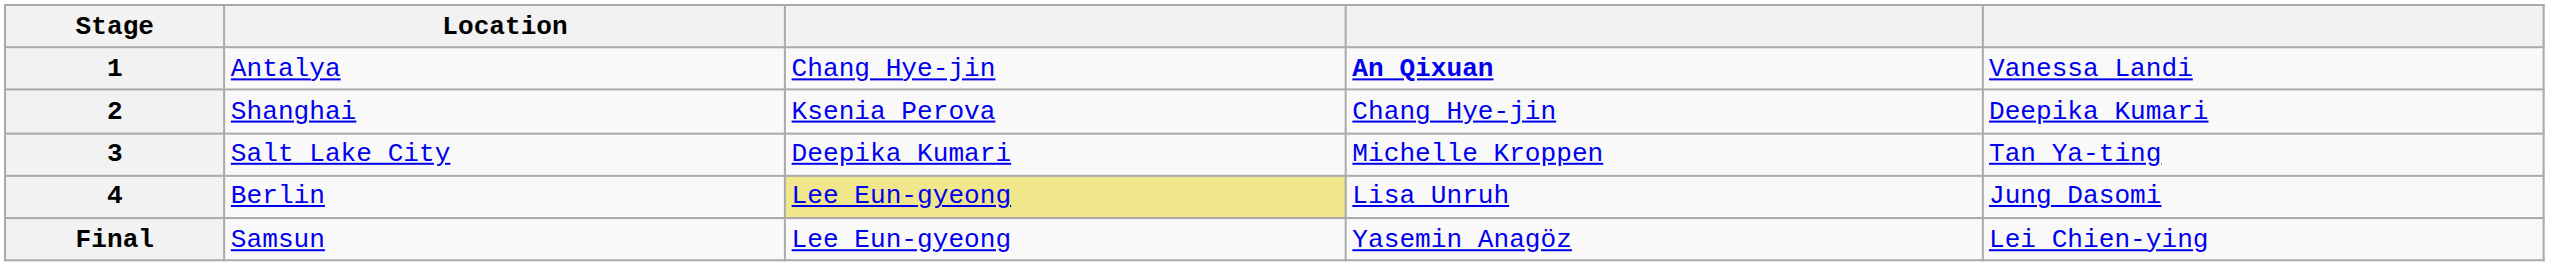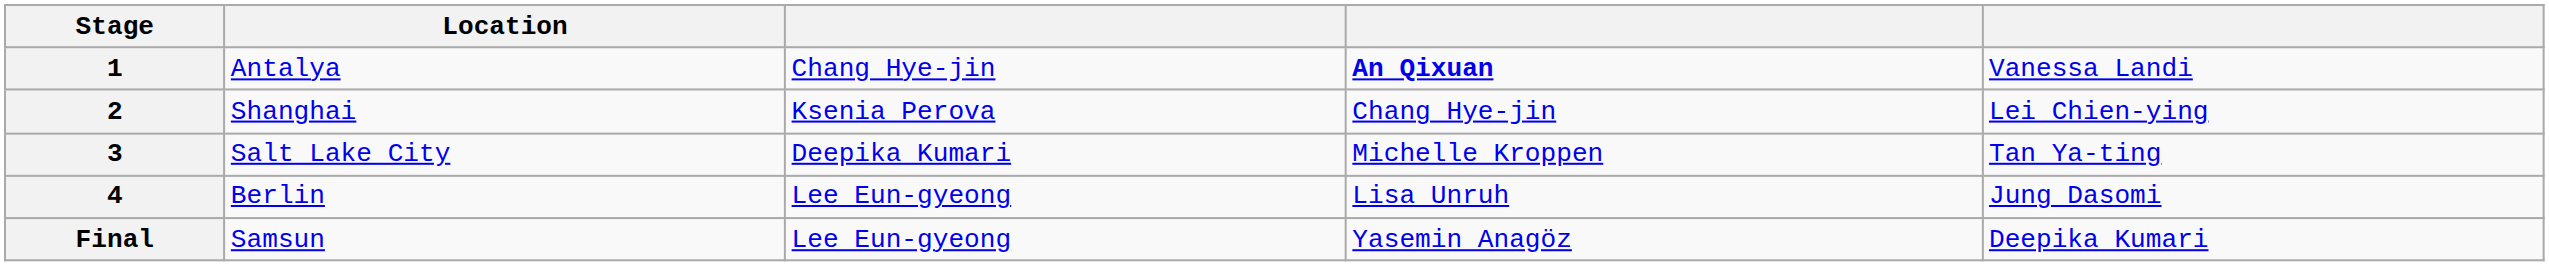(2099, 111) Deepika Kumari -> (2099, 111) Lei Chien-ying
(901, 197) khaki background -> (901, 197) no background
(2099, 239) Lei Chien-ying -> (2099, 239) Deepika Kumari
